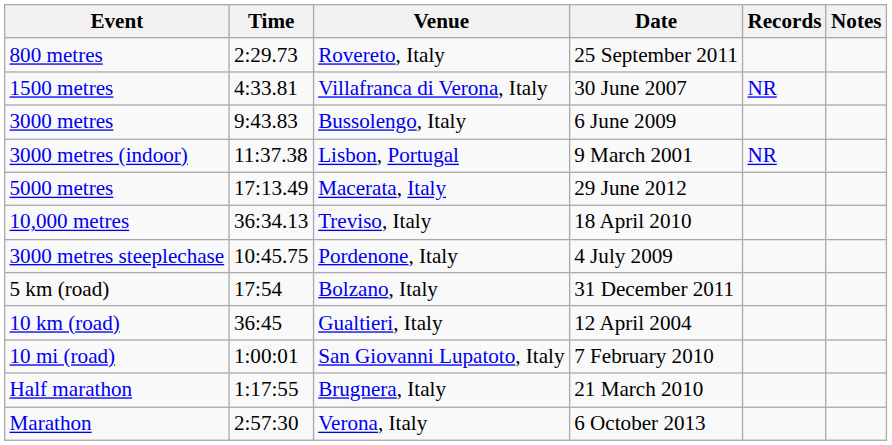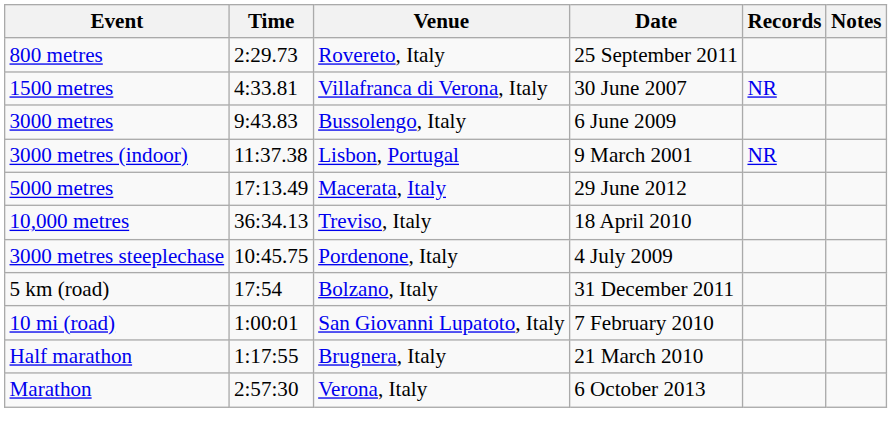- row: (65, 322)
